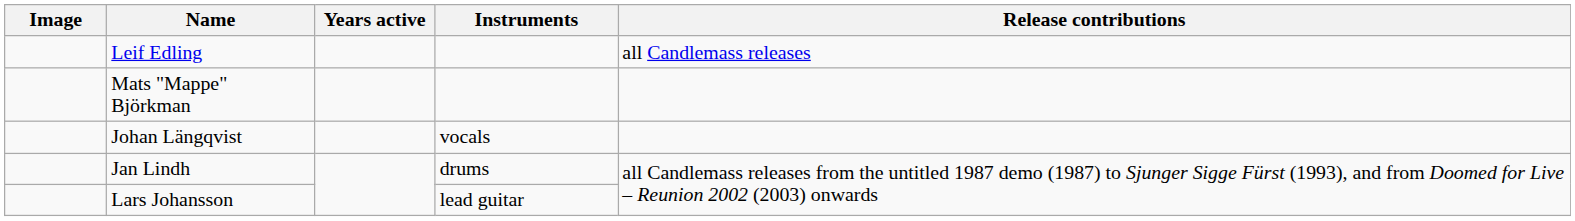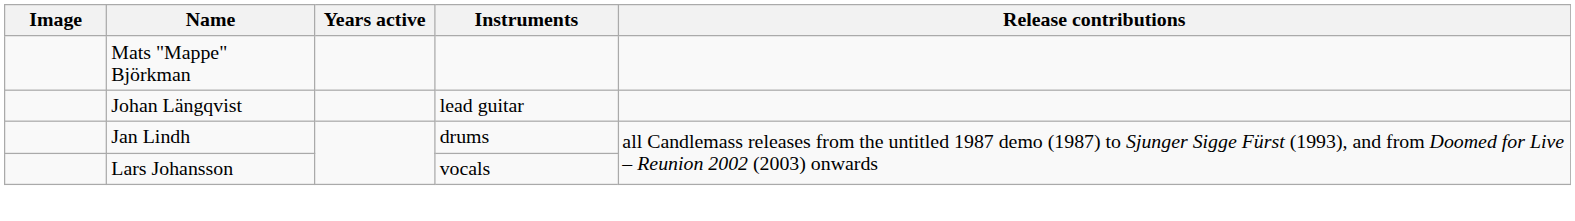- row: (157, 51)
(465, 136) vocals -> (482, 105) lead guitar
(482, 199) lead guitar -> (465, 168) vocals
